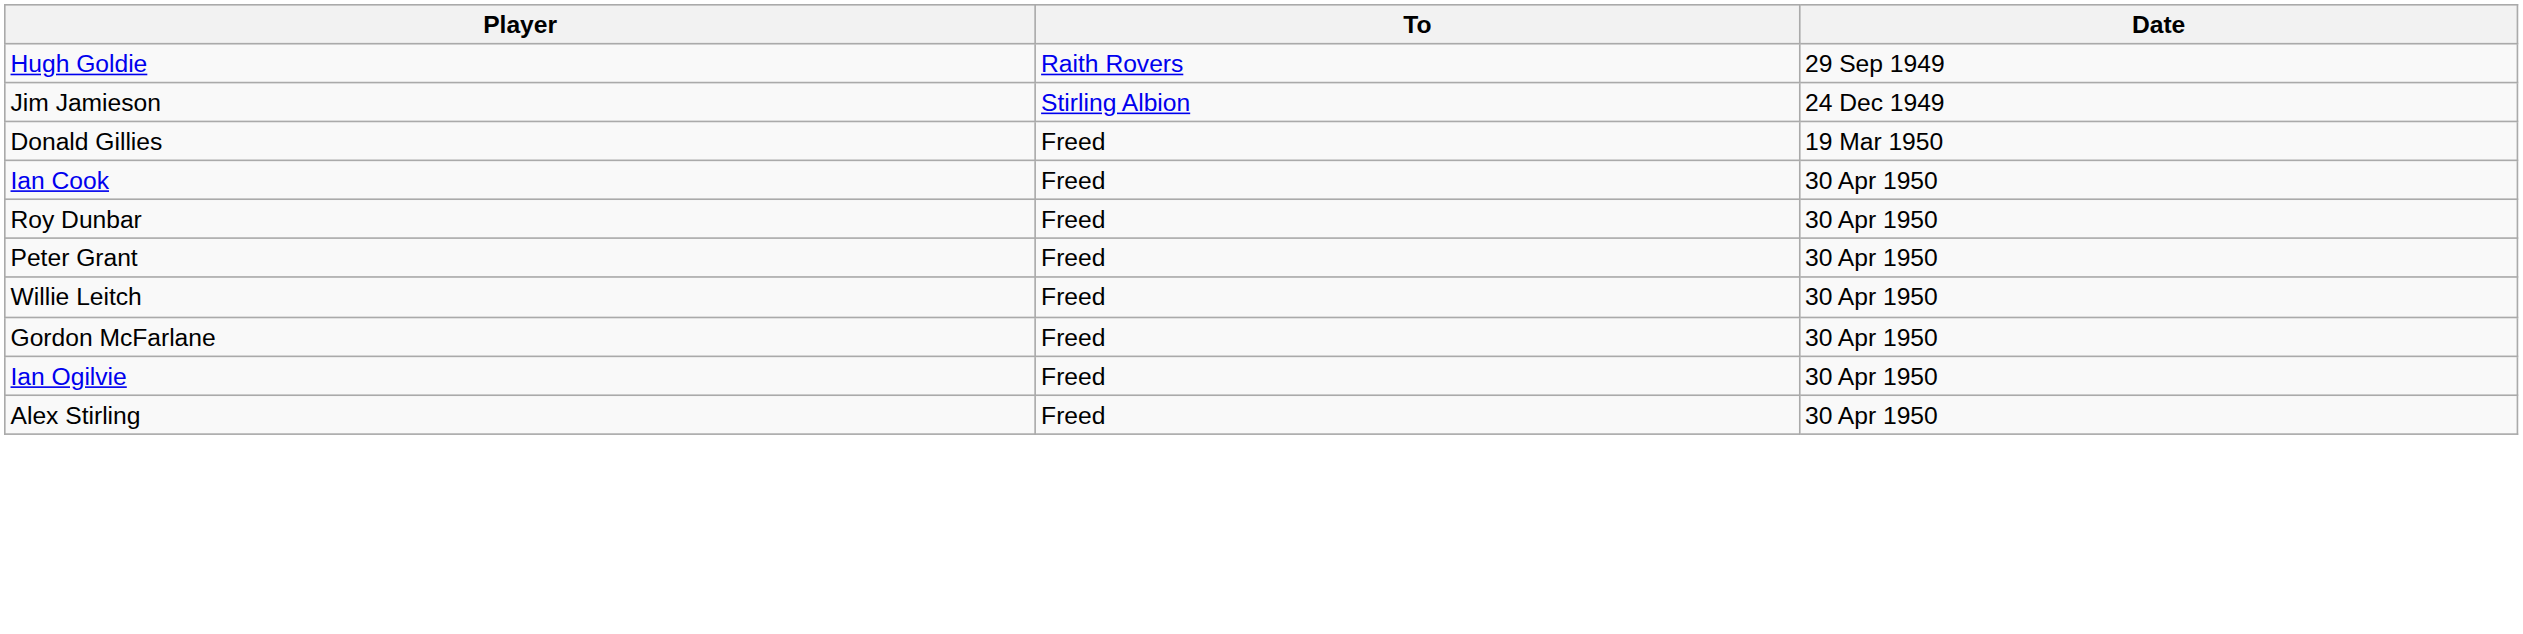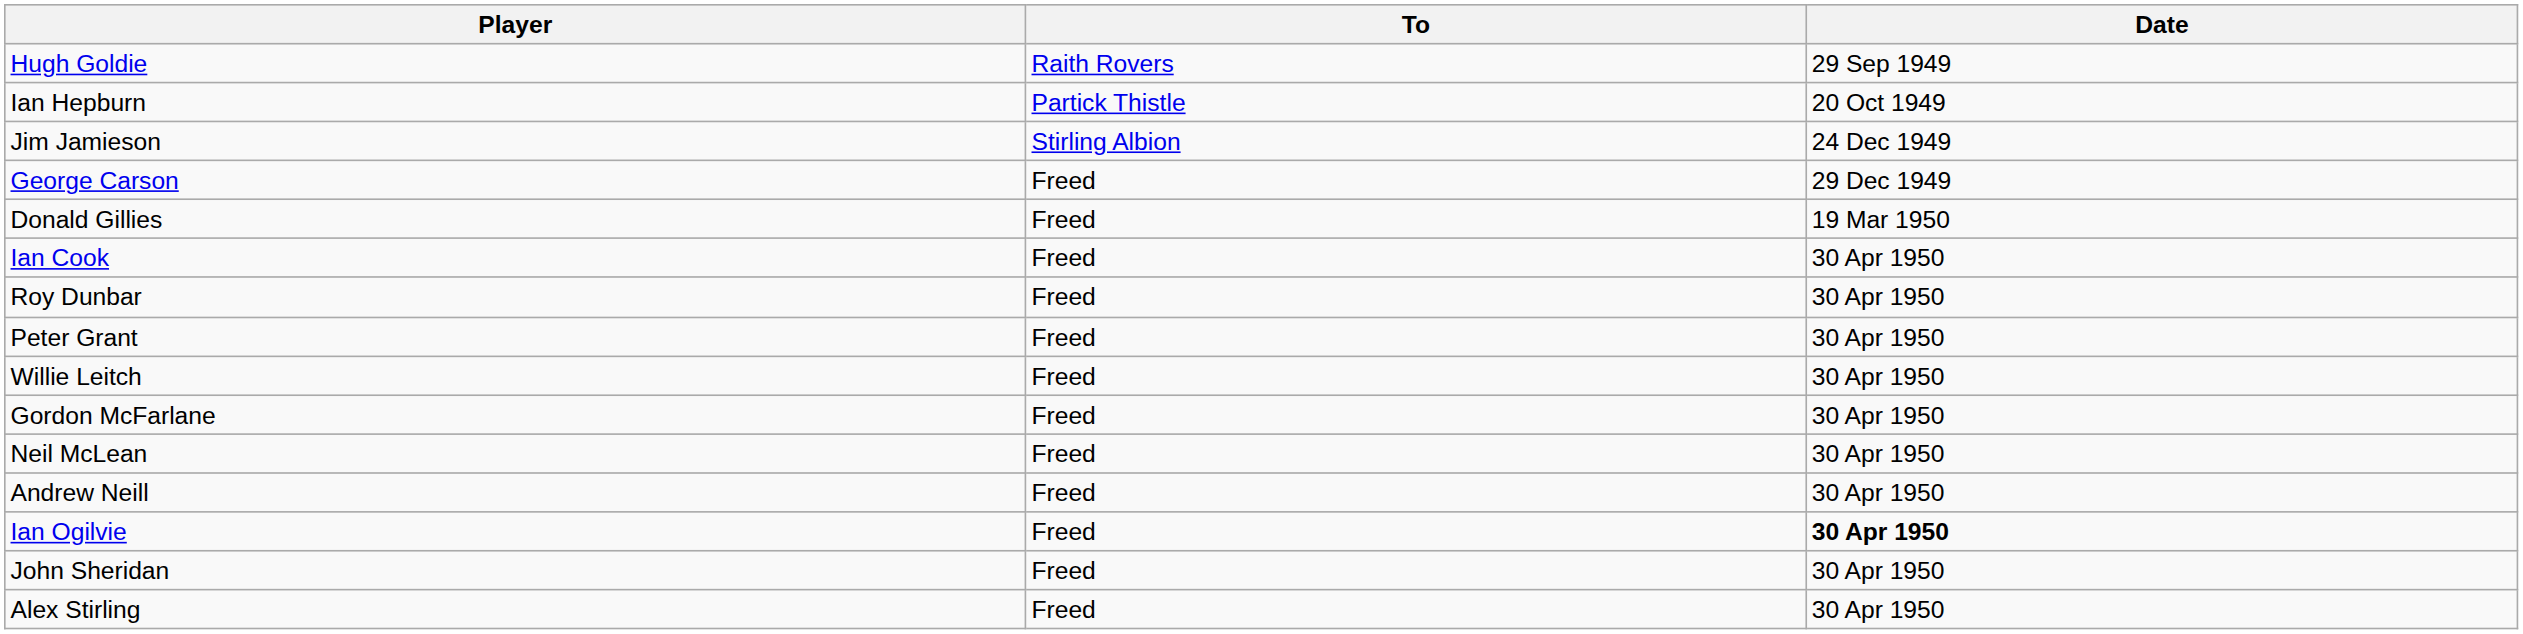+ row: (78, 102)
+ row: (95, 180)
+ row: (79, 453)
+ row: (80, 492)
(1871, 375) normal -> (1880, 531) bold
+ row: (90, 570)
